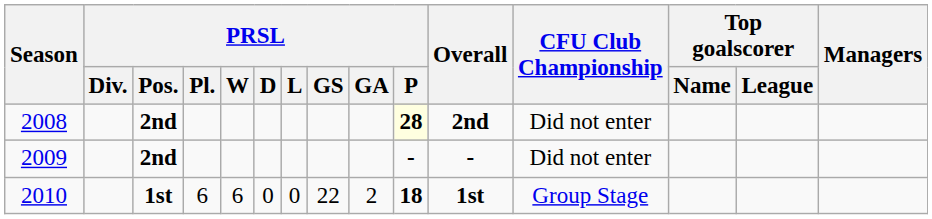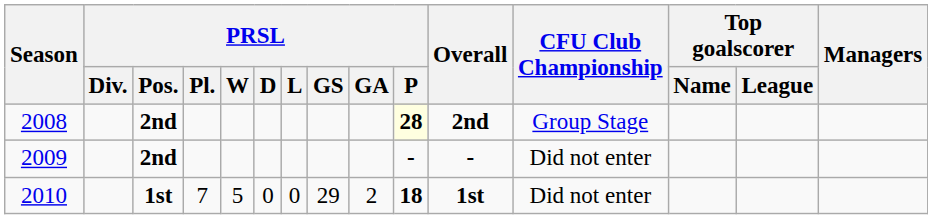(590, 121) Did not enter -> (590, 121) Group Stage
(202, 194) 6 -> (202, 194) 7
(238, 194) 6 -> (238, 194) 5
(328, 194) 22 -> (328, 194) 29
(590, 194) Group Stage -> (590, 194) Did not enter
